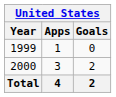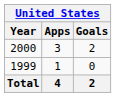rows swapped: (23, 48) <-> (23, 66)
